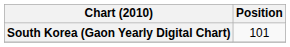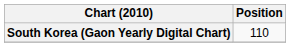(259, 32) 101 -> (259, 32) 110
